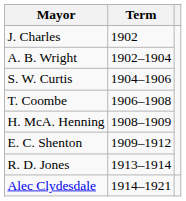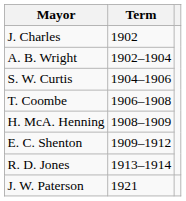- row: (52, 185)
+ row: (46, 185)
